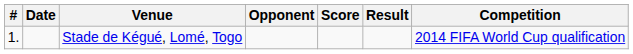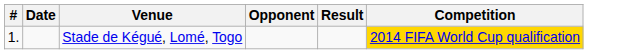- column: (340, 15)
(520, 37) no background -> (475, 37) gold background
